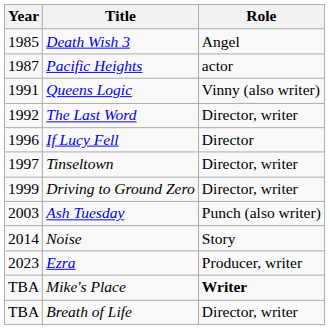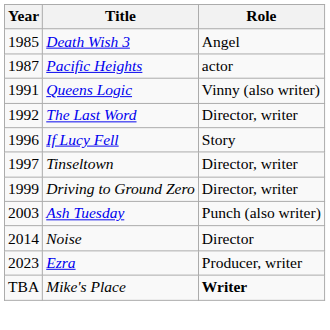(228, 139) Director -> (219, 139) Story
(219, 238) Story -> (228, 238) Director
- row: (89, 312)
